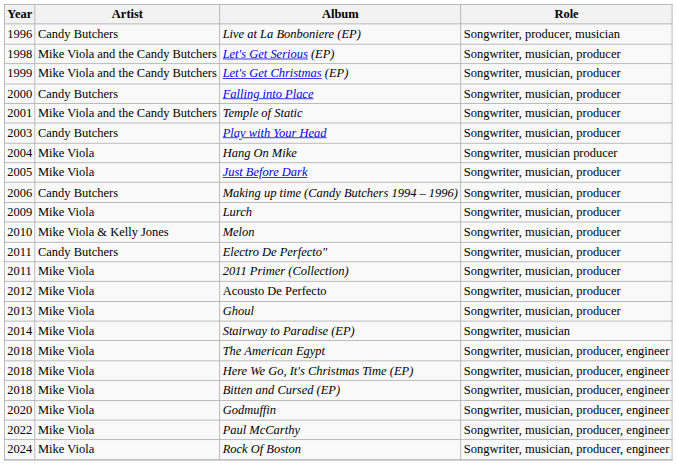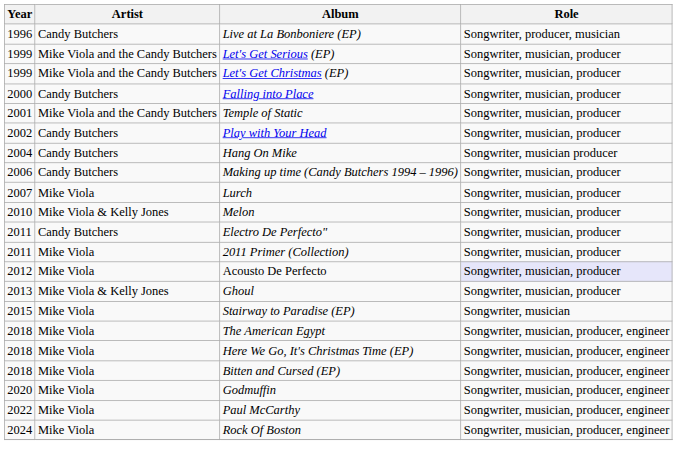(20, 53) 1998 -> (20, 53) 1999
(20, 133) 2003 -> (20, 133) 2002
(66, 152) Mike Viola -> (78, 152) Candy Butchers
- row: (265, 172)
(20, 212) 2009 -> (20, 192) 2007
(542, 291) no background -> (542, 271) lavender background
(66, 311) Mike Viola -> (103, 291) Mike Viola & Kelly Jones
(20, 331) 2014 -> (20, 311) 2015
